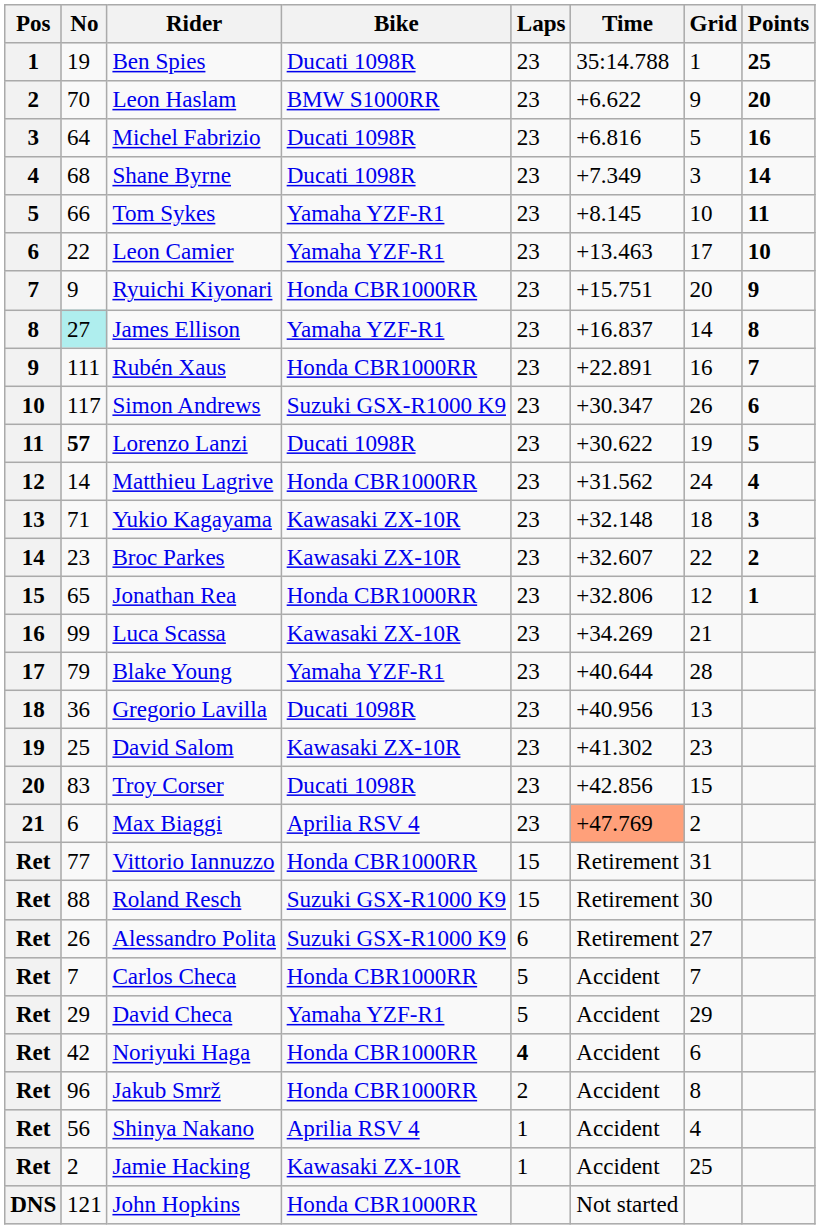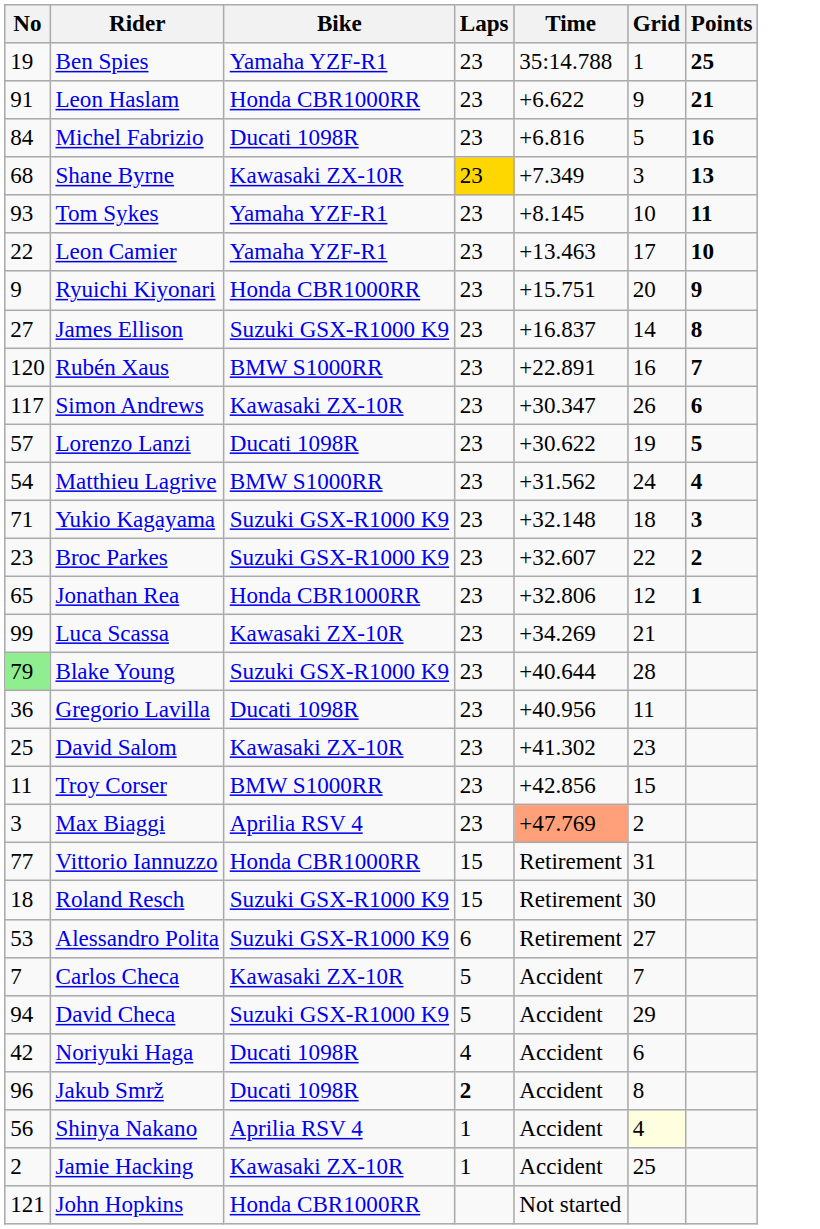- column: (33, 23)
(351, 61) Ducati 1098R -> (309, 61) Yamaha YZF-R1
(79, 99) 70 -> (22, 99) 91
(363, 99) BMW S1000RR -> (325, 99) Honda CBR1000RR
(759, 99) 20 -> (702, 99) 21
(79, 138) 64 -> (22, 138) 84
(351, 176) Ducati 1098R -> (317, 176) Kawasaki ZX-10R
(528, 176) no background -> (471, 176) gold background
(759, 176) 14 -> (702, 176) 13
(79, 214) 66 -> (22, 214) 93
(79, 328) paleturquoise background -> (22, 328) no background
(366, 328) Yamaha YZF-R1 -> (339, 328) Suzuki GSX-R1000 K9
(84, 366) 111 -> (27, 366) 120
(382, 366) Honda CBR1000RR -> (306, 366) BMW S1000RR
(396, 404) Suzuki GSX-R1000 K9 -> (317, 404) Kawasaki ZX-10R
(79, 442) bold -> (22, 442) normal
(79, 480) 14 -> (22, 480) 54
(382, 480) Honda CBR1000RR -> (306, 480) BMW S1000RR
(374, 518) Kawasaki ZX-10R -> (339, 518) Suzuki GSX-R1000 K9
(374, 557) Kawasaki ZX-10R -> (339, 557) Suzuki GSX-R1000 K9
(79, 671) no background -> (22, 671) lightgreen background
(366, 671) Yamaha YZF-R1 -> (339, 671) Suzuki GSX-R1000 K9
(701, 709) 13 -> (644, 709) 11
(79, 785) 83 -> (21, 785) 11
(351, 785) Ducati 1098R -> (306, 785) BMW S1000RR
(73, 823) 6 -> (16, 823) 3
(79, 899) 88 -> (22, 899) 18
(79, 938) 26 -> (22, 938) 53
(382, 976) Honda CBR1000RR -> (317, 976) Kawasaki ZX-10R
(79, 1014) 29 -> (22, 1014) 94
(366, 1014) Yamaha YZF-R1 -> (339, 1014) Suzuki GSX-R1000 K9
(382, 1052) Honda CBR1000RR -> (294, 1052) Ducati 1098R
(523, 1052) bold -> (466, 1052) normal
(382, 1090) Honda CBR1000RR -> (294, 1090) Ducati 1098R
(523, 1090) normal -> (466, 1090) bold
(695, 1128) no background -> (638, 1128) lightyellow background
